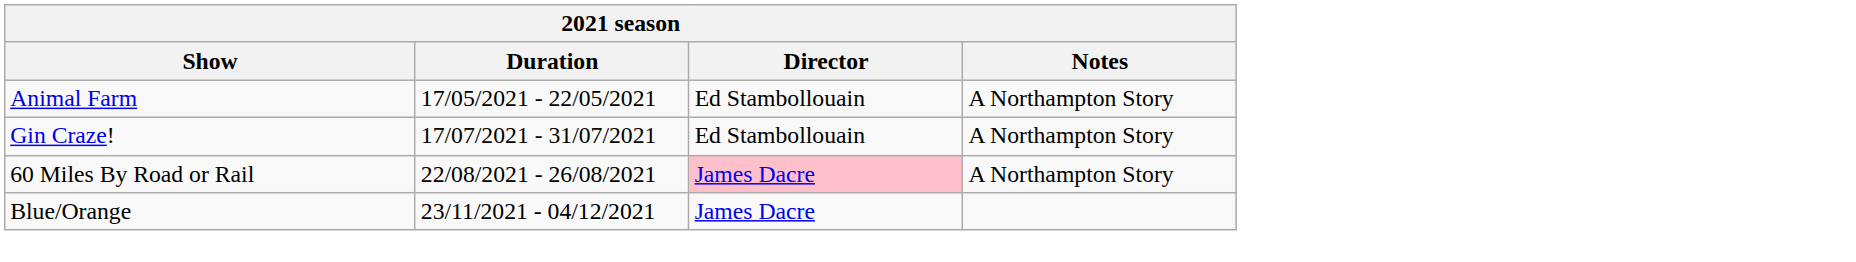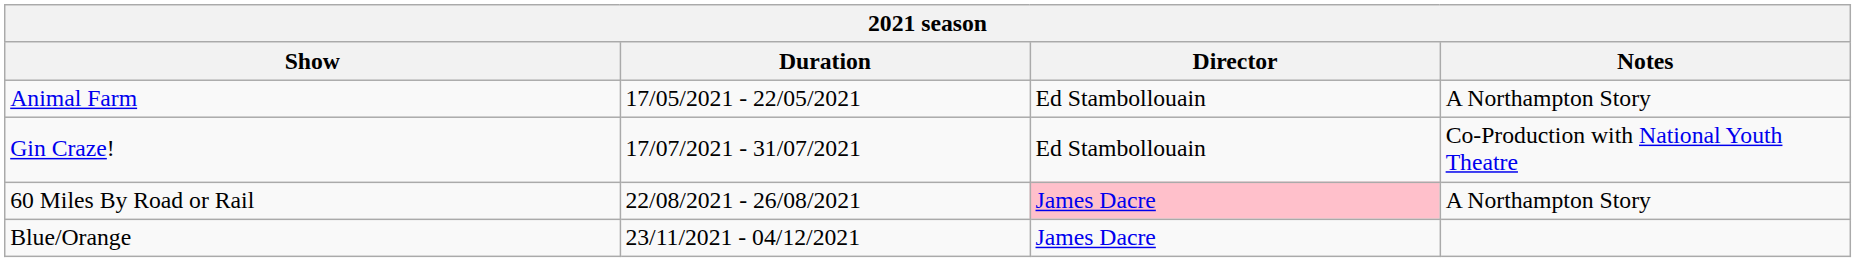(1071, 135) A Northampton Story -> (1614, 149) Co-Production with National Youth Theatre
